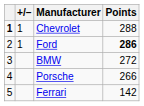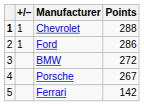(128, 45) bold -> (128, 45) normal
(128, 77) 266 -> (128, 77) 267
